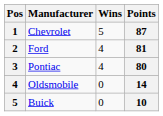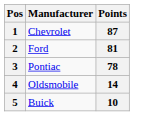- column: (110, 13)
(141, 66) 80 -> (113, 66) 78
